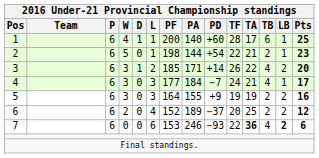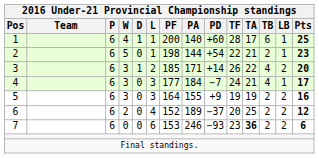(235, 126) 22 -> (235, 126) 23
(267, 126) 4 -> (267, 126) 2
(284, 126) bold -> (284, 126) normal
